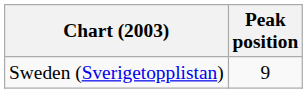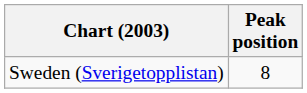(265, 72) 9 -> (265, 72) 8
